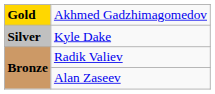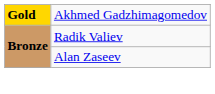- row: (83, 36)
